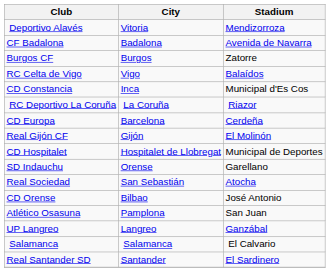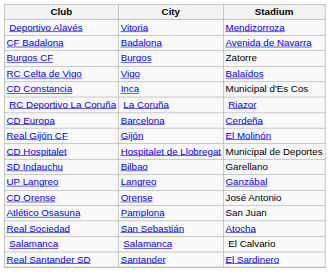(137, 167) Orense -> (134, 167) Bilbao
rows swapped: (33, 228) <-> (38, 182)
(134, 197) Bilbao -> (137, 197) Orense
